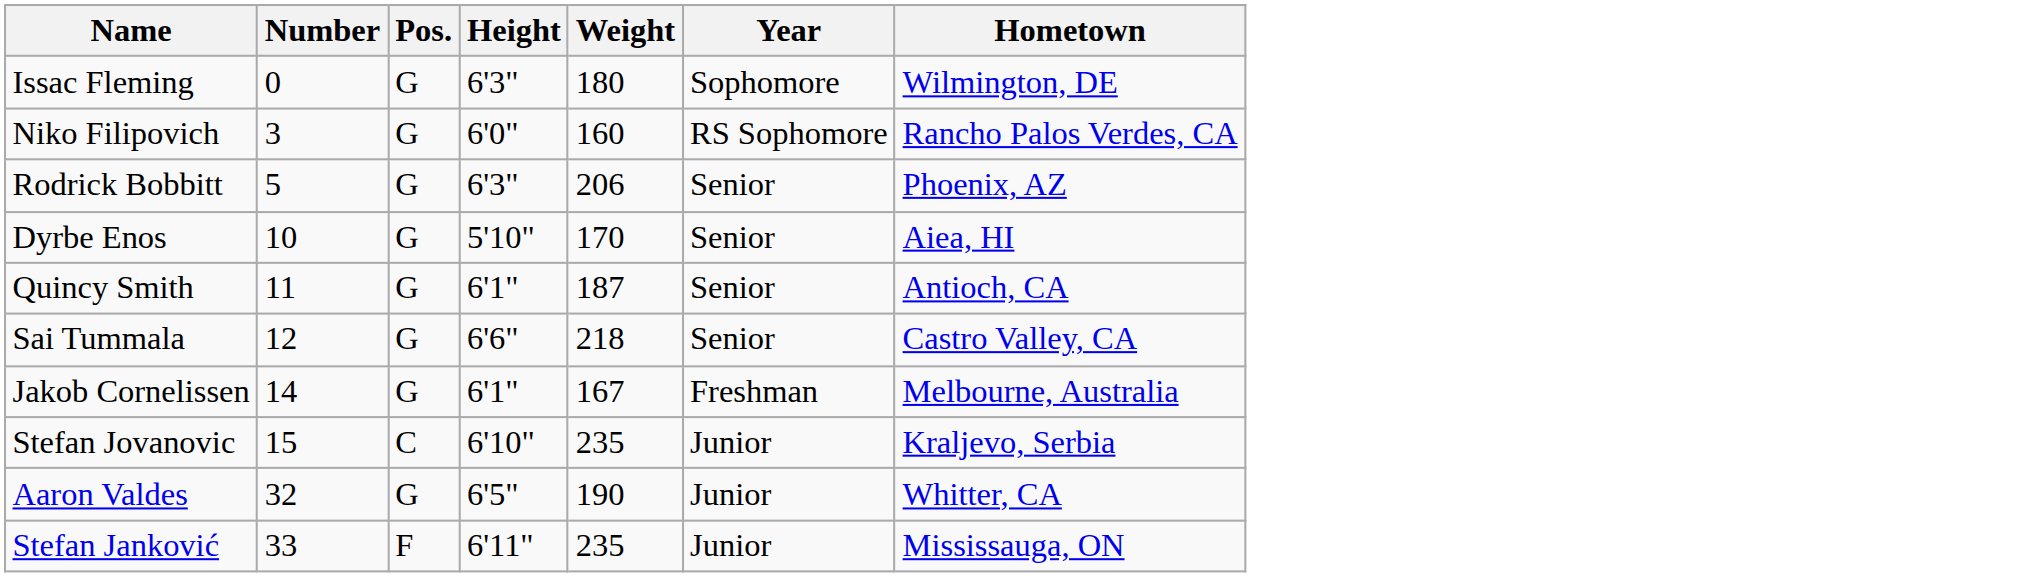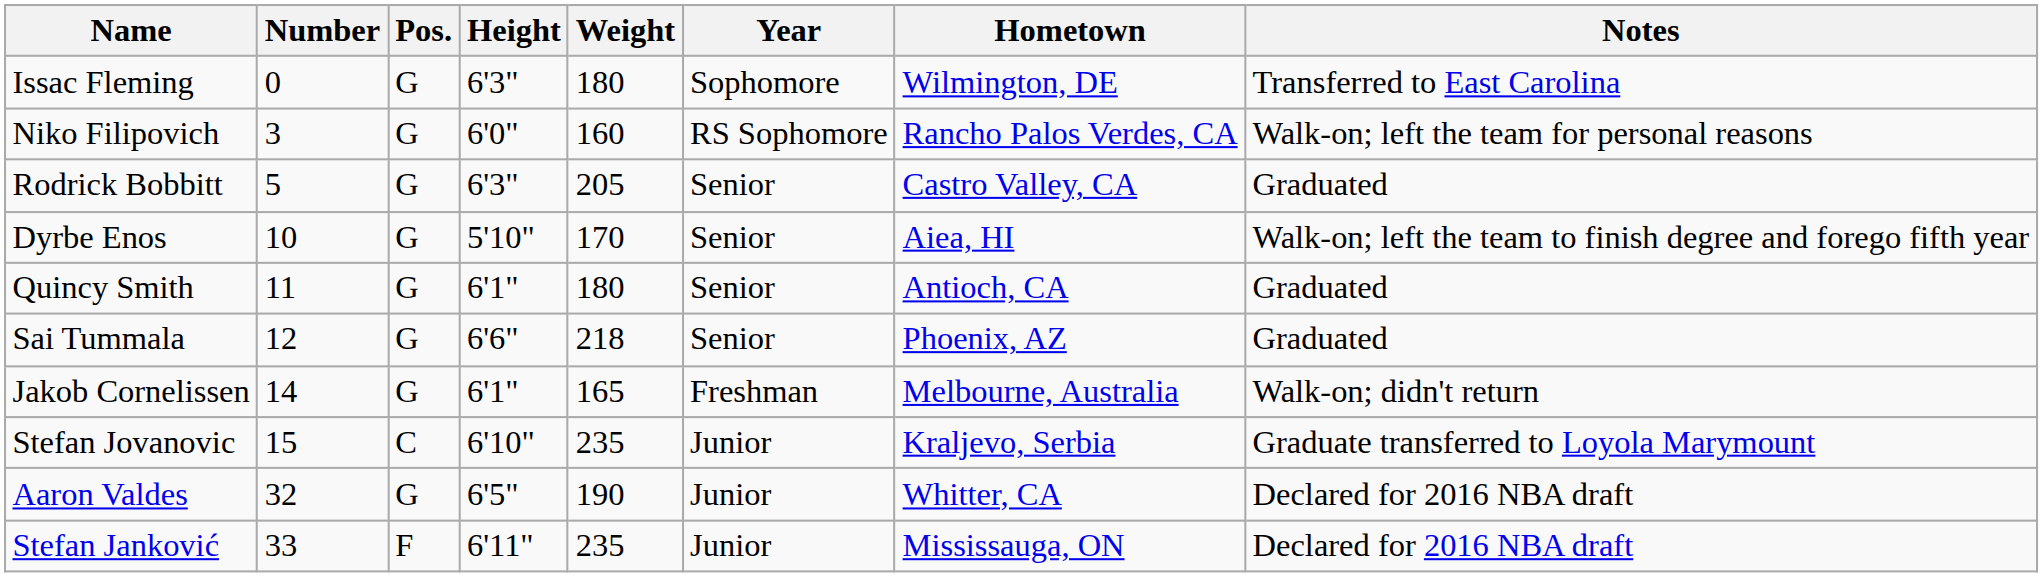+ column: (1641, 30)
(600, 184) 206 -> (600, 184) 205
(985, 184) Phoenix, AZ -> (1020, 184) Castro Valley, CA
(600, 287) 187 -> (600, 287) 180
(1020, 339) Castro Valley, CA -> (985, 339) Phoenix, AZ
(600, 390) 167 -> (600, 390) 165
